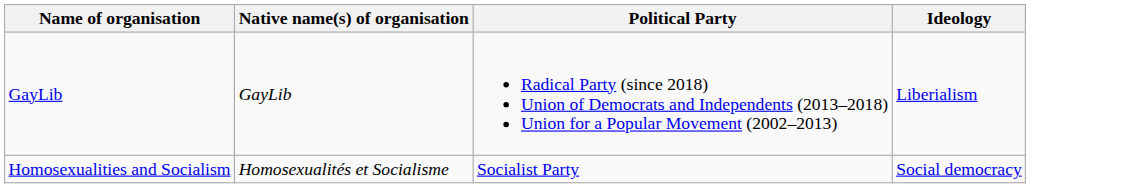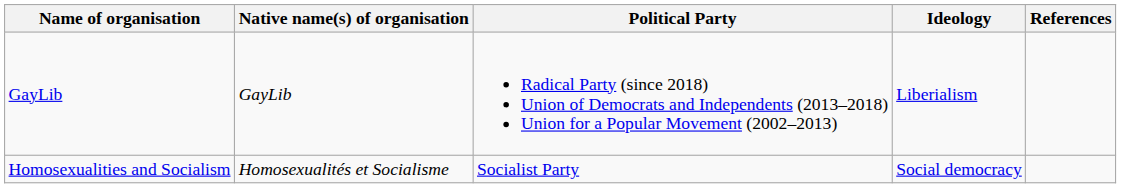+ column: (1071, 18)
